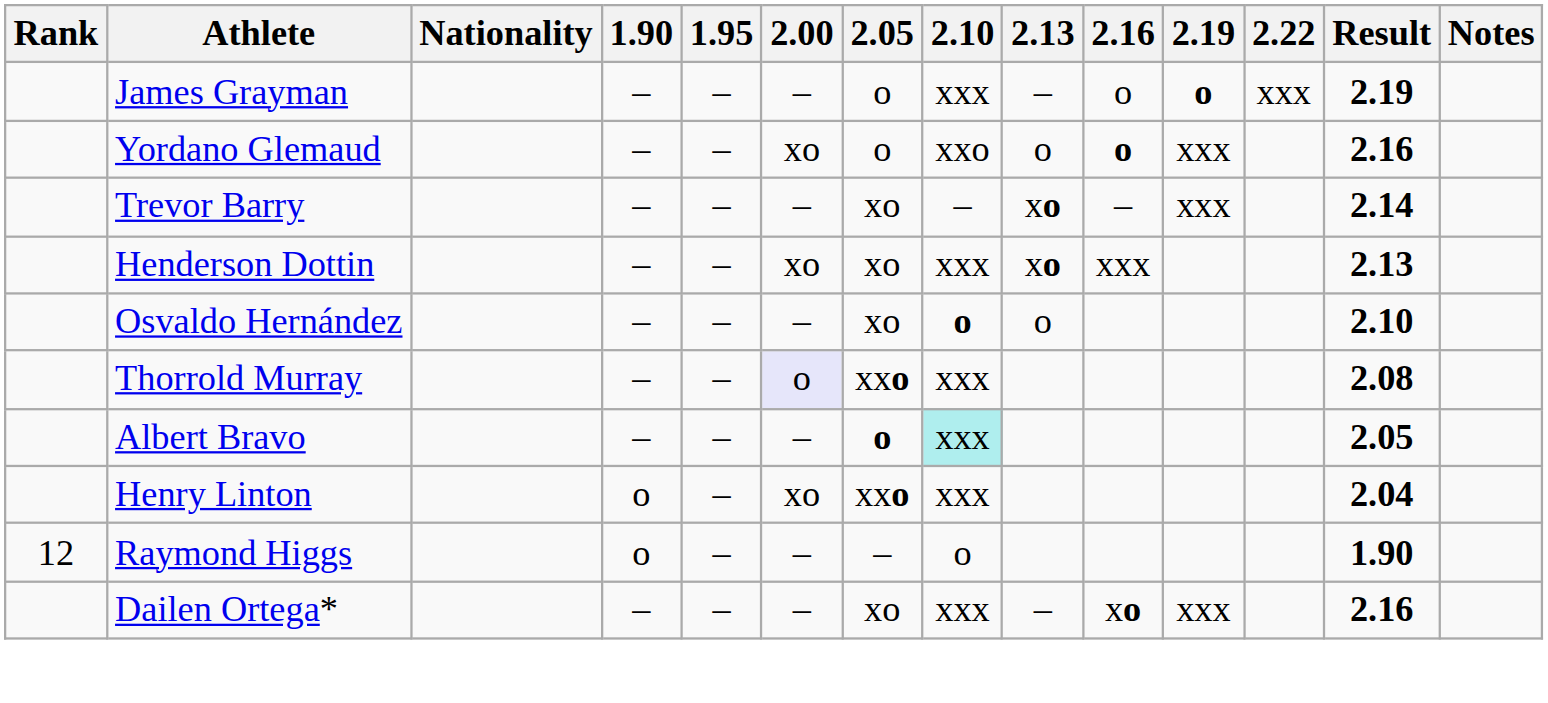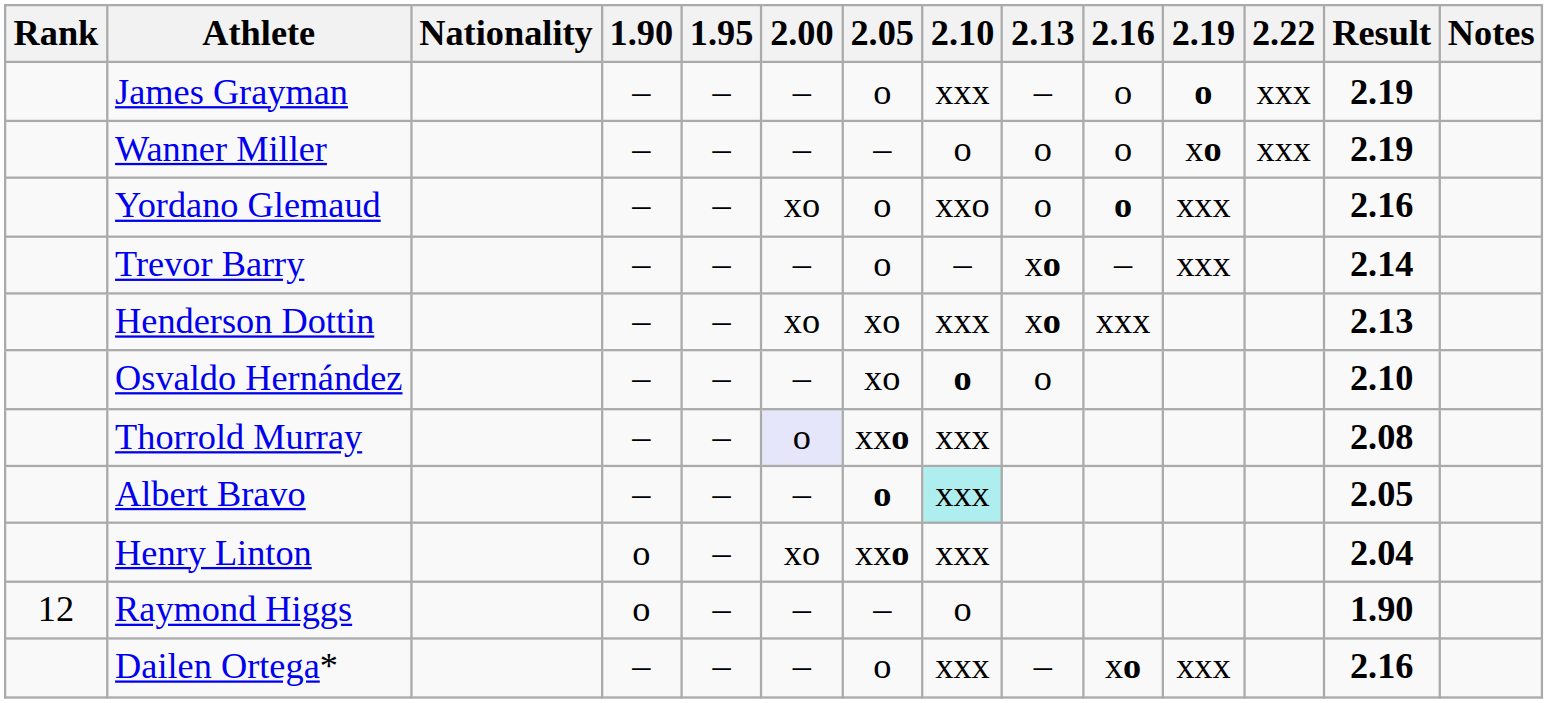+ row: (221, 148)
(882, 206) xo -> (882, 263) o
(882, 609) xo -> (882, 666) o
